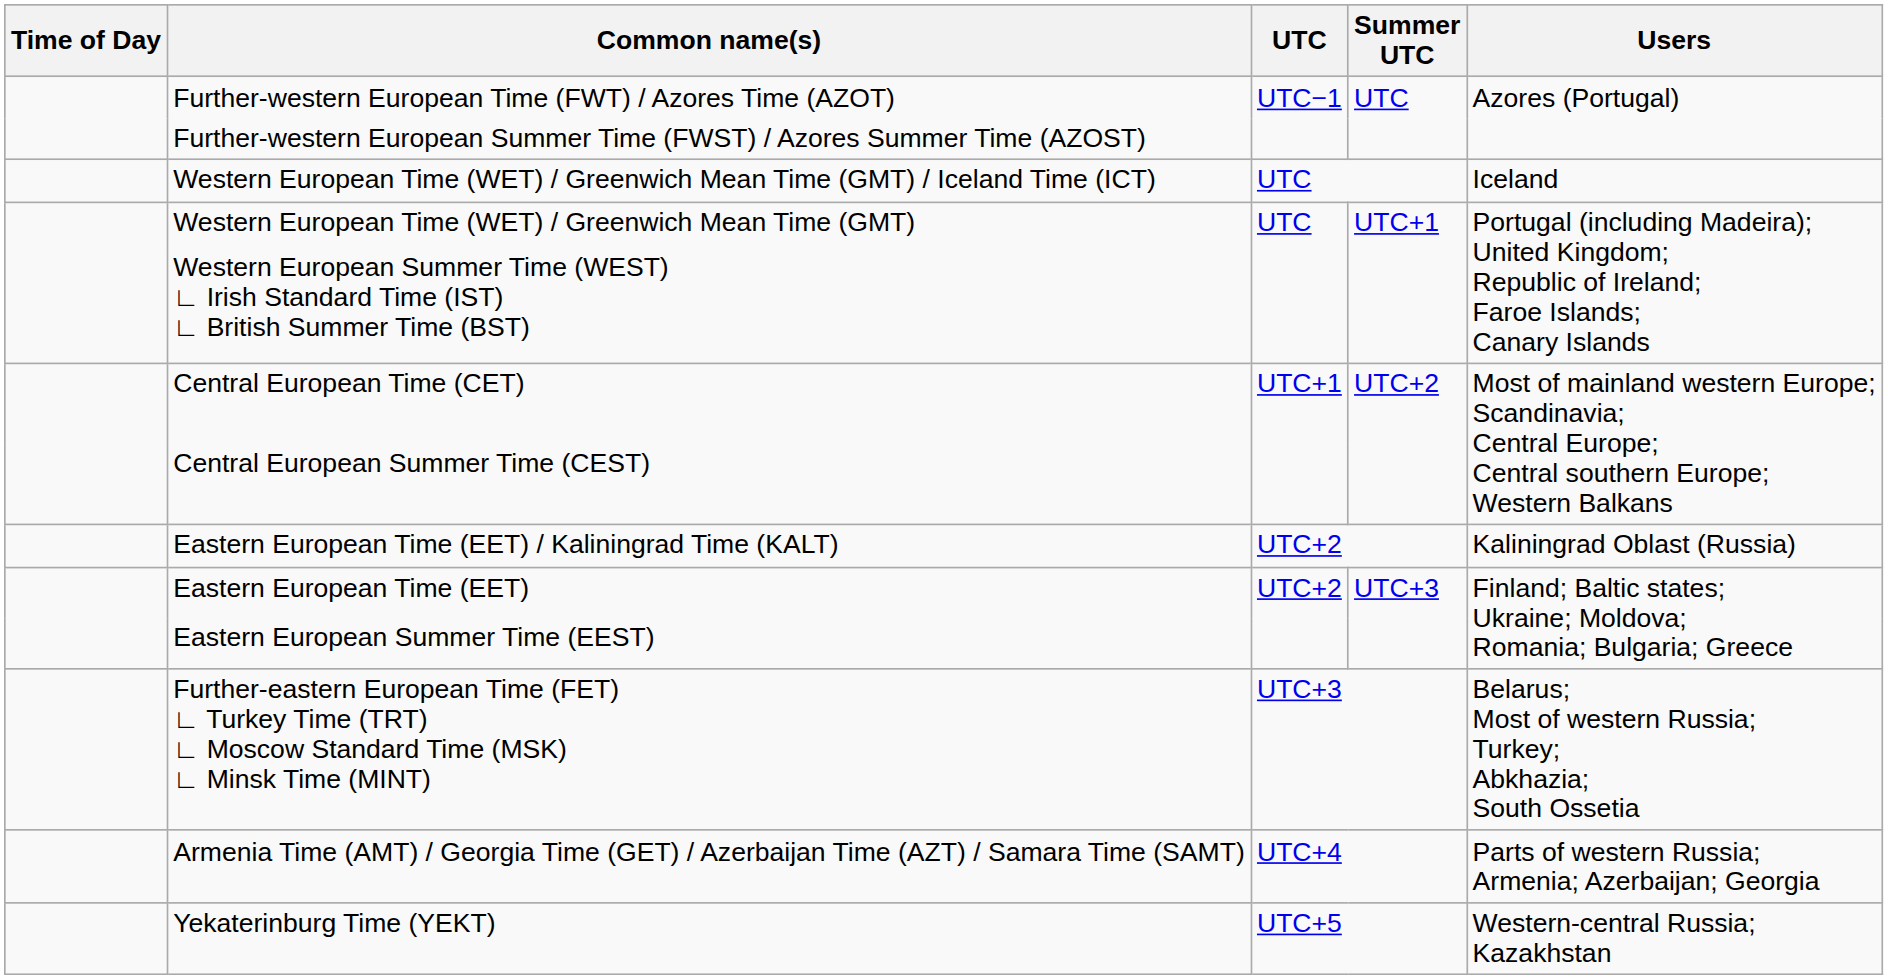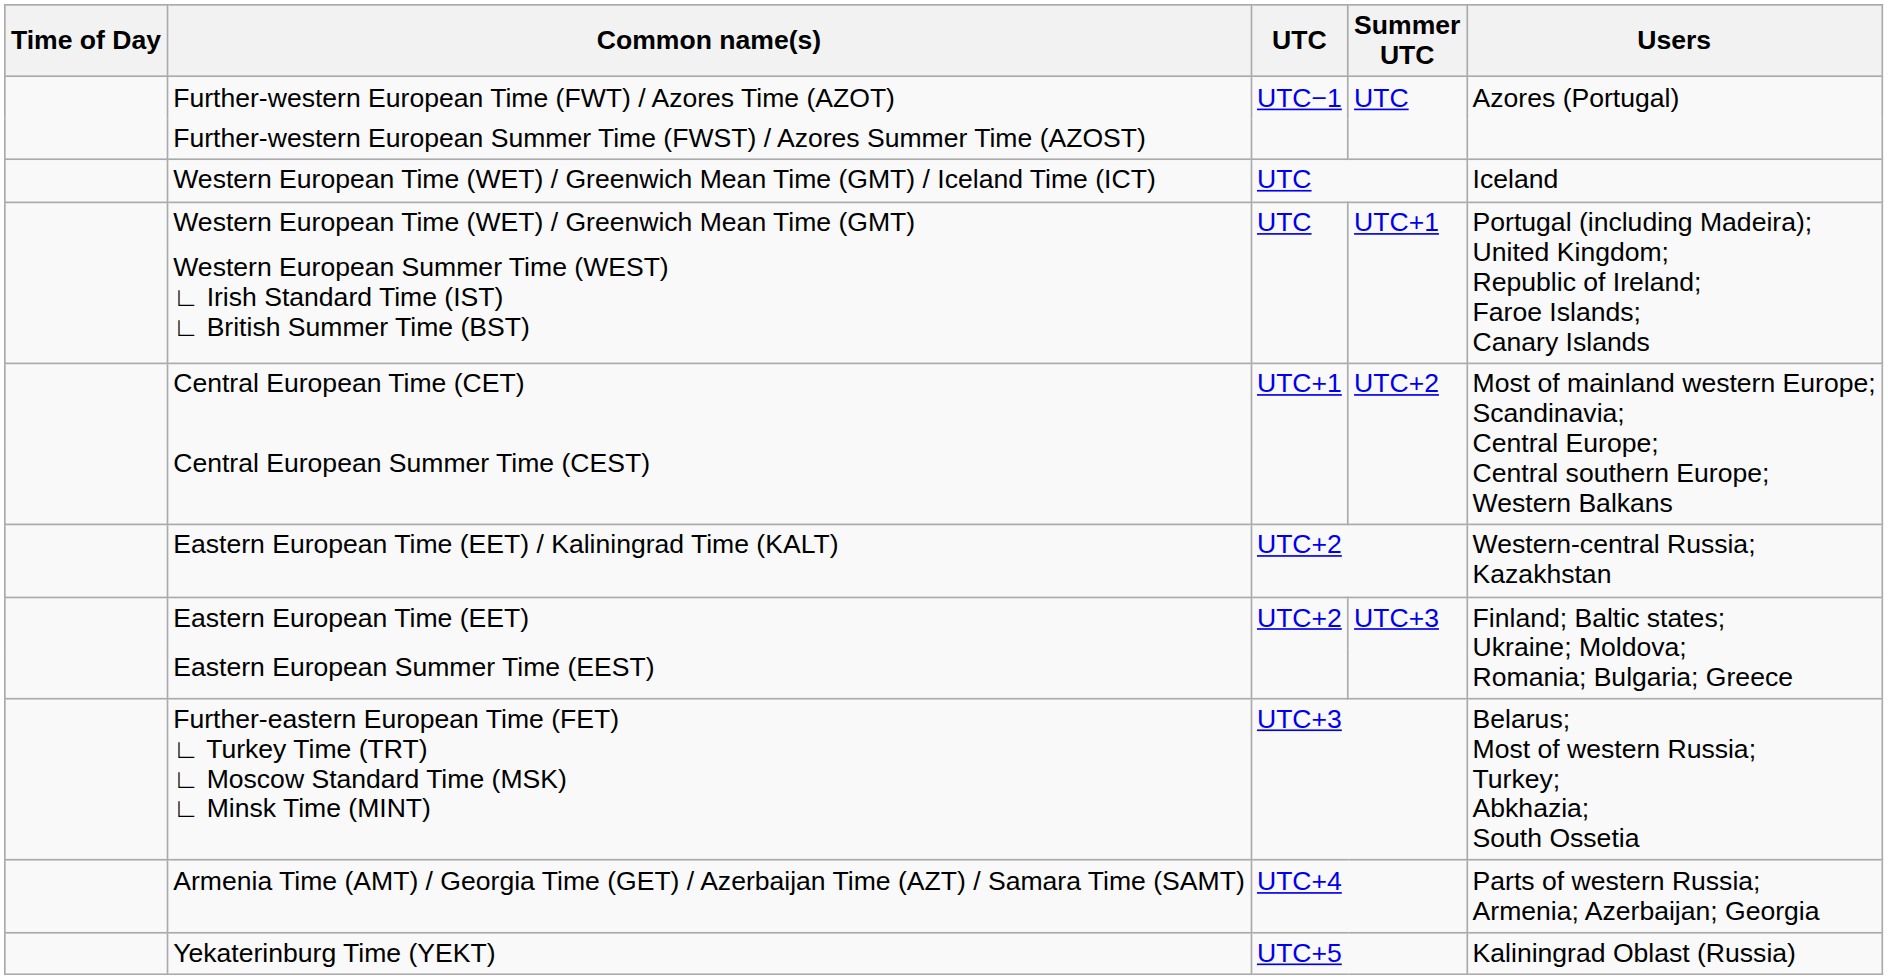(1634, 545) Kaliningrad Oblast (Russia) -> (1614, 560) Western-central Russia; Kazakhstan
(1614, 938) Western-central Russia; Kazakhstan -> (1634, 953) Kaliningrad Oblast (Russia)
